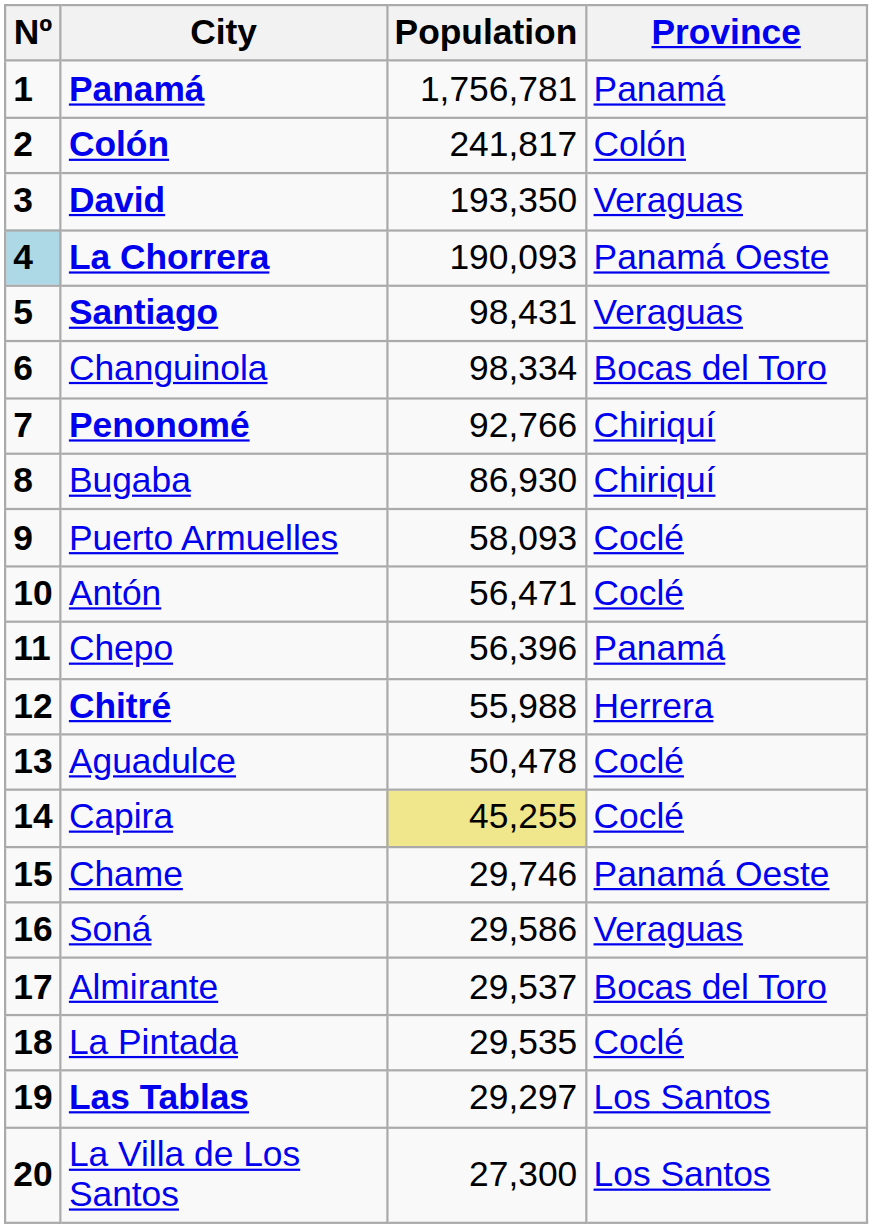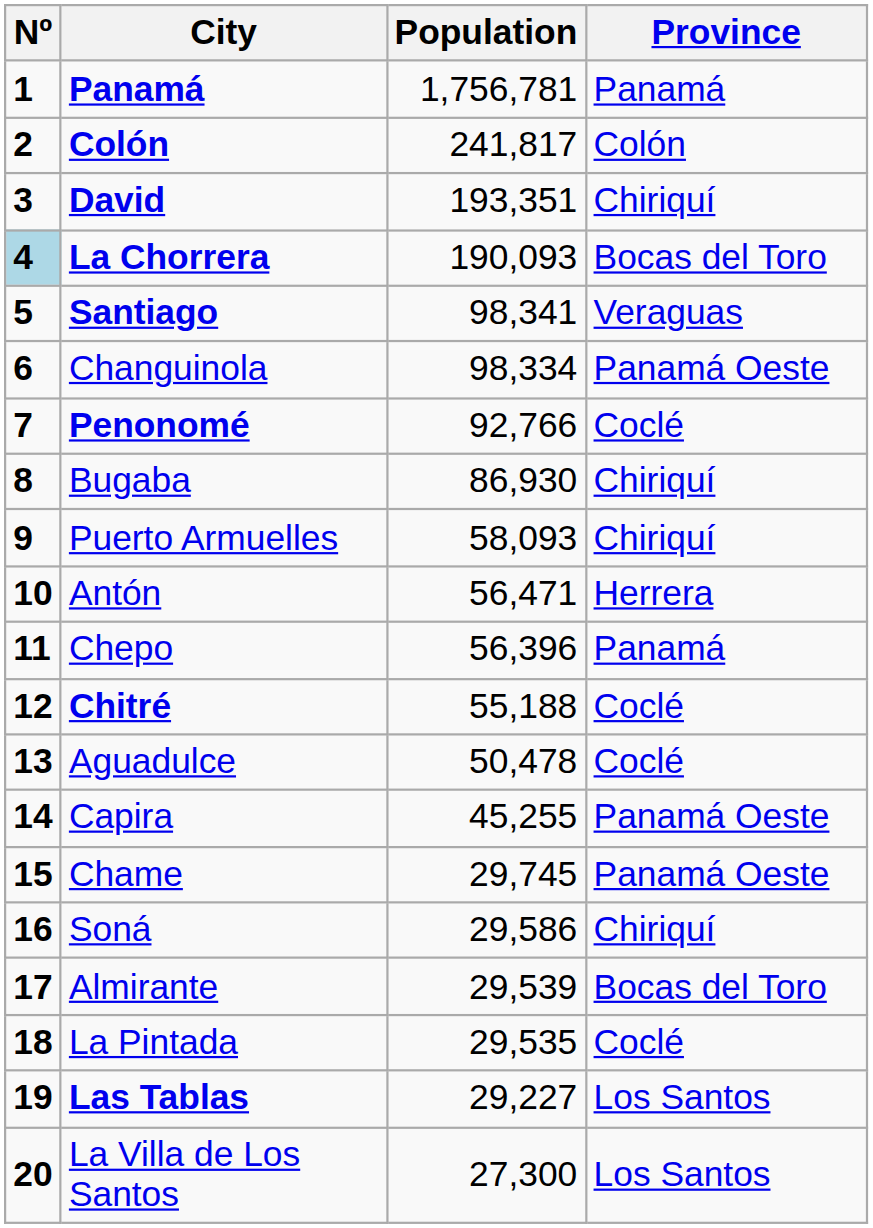(513, 200) 193,350 -> (513, 200) 193,351
(668, 200) Veraguas -> (654, 200) Chiriquí
(711, 256) Panamá Oeste -> (710, 256) Bocas del Toro
(523, 312) 98,431 -> (523, 312) 98,341
(710, 369) Bocas del Toro -> (711, 369) Panamá Oeste
(654, 425) Chiriquí -> (639, 425) Coclé
(639, 537) Coclé -> (654, 537) Chiriquí
(639, 593) Coclé -> (653, 593) Herrera
(523, 705) 55,988 -> (523, 705) 55,188
(653, 705) Herrera -> (639, 705) Coclé
(523, 817) khaki background -> (523, 817) no background
(639, 817) Coclé -> (711, 817) Panamá Oeste
(523, 873) 29,746 -> (523, 873) 29,745
(668, 929) Veraguas -> (654, 929) Chiriquí
(523, 985) 29,537 -> (523, 985) 29,539
(523, 1098) 29,297 -> (523, 1098) 29,227
